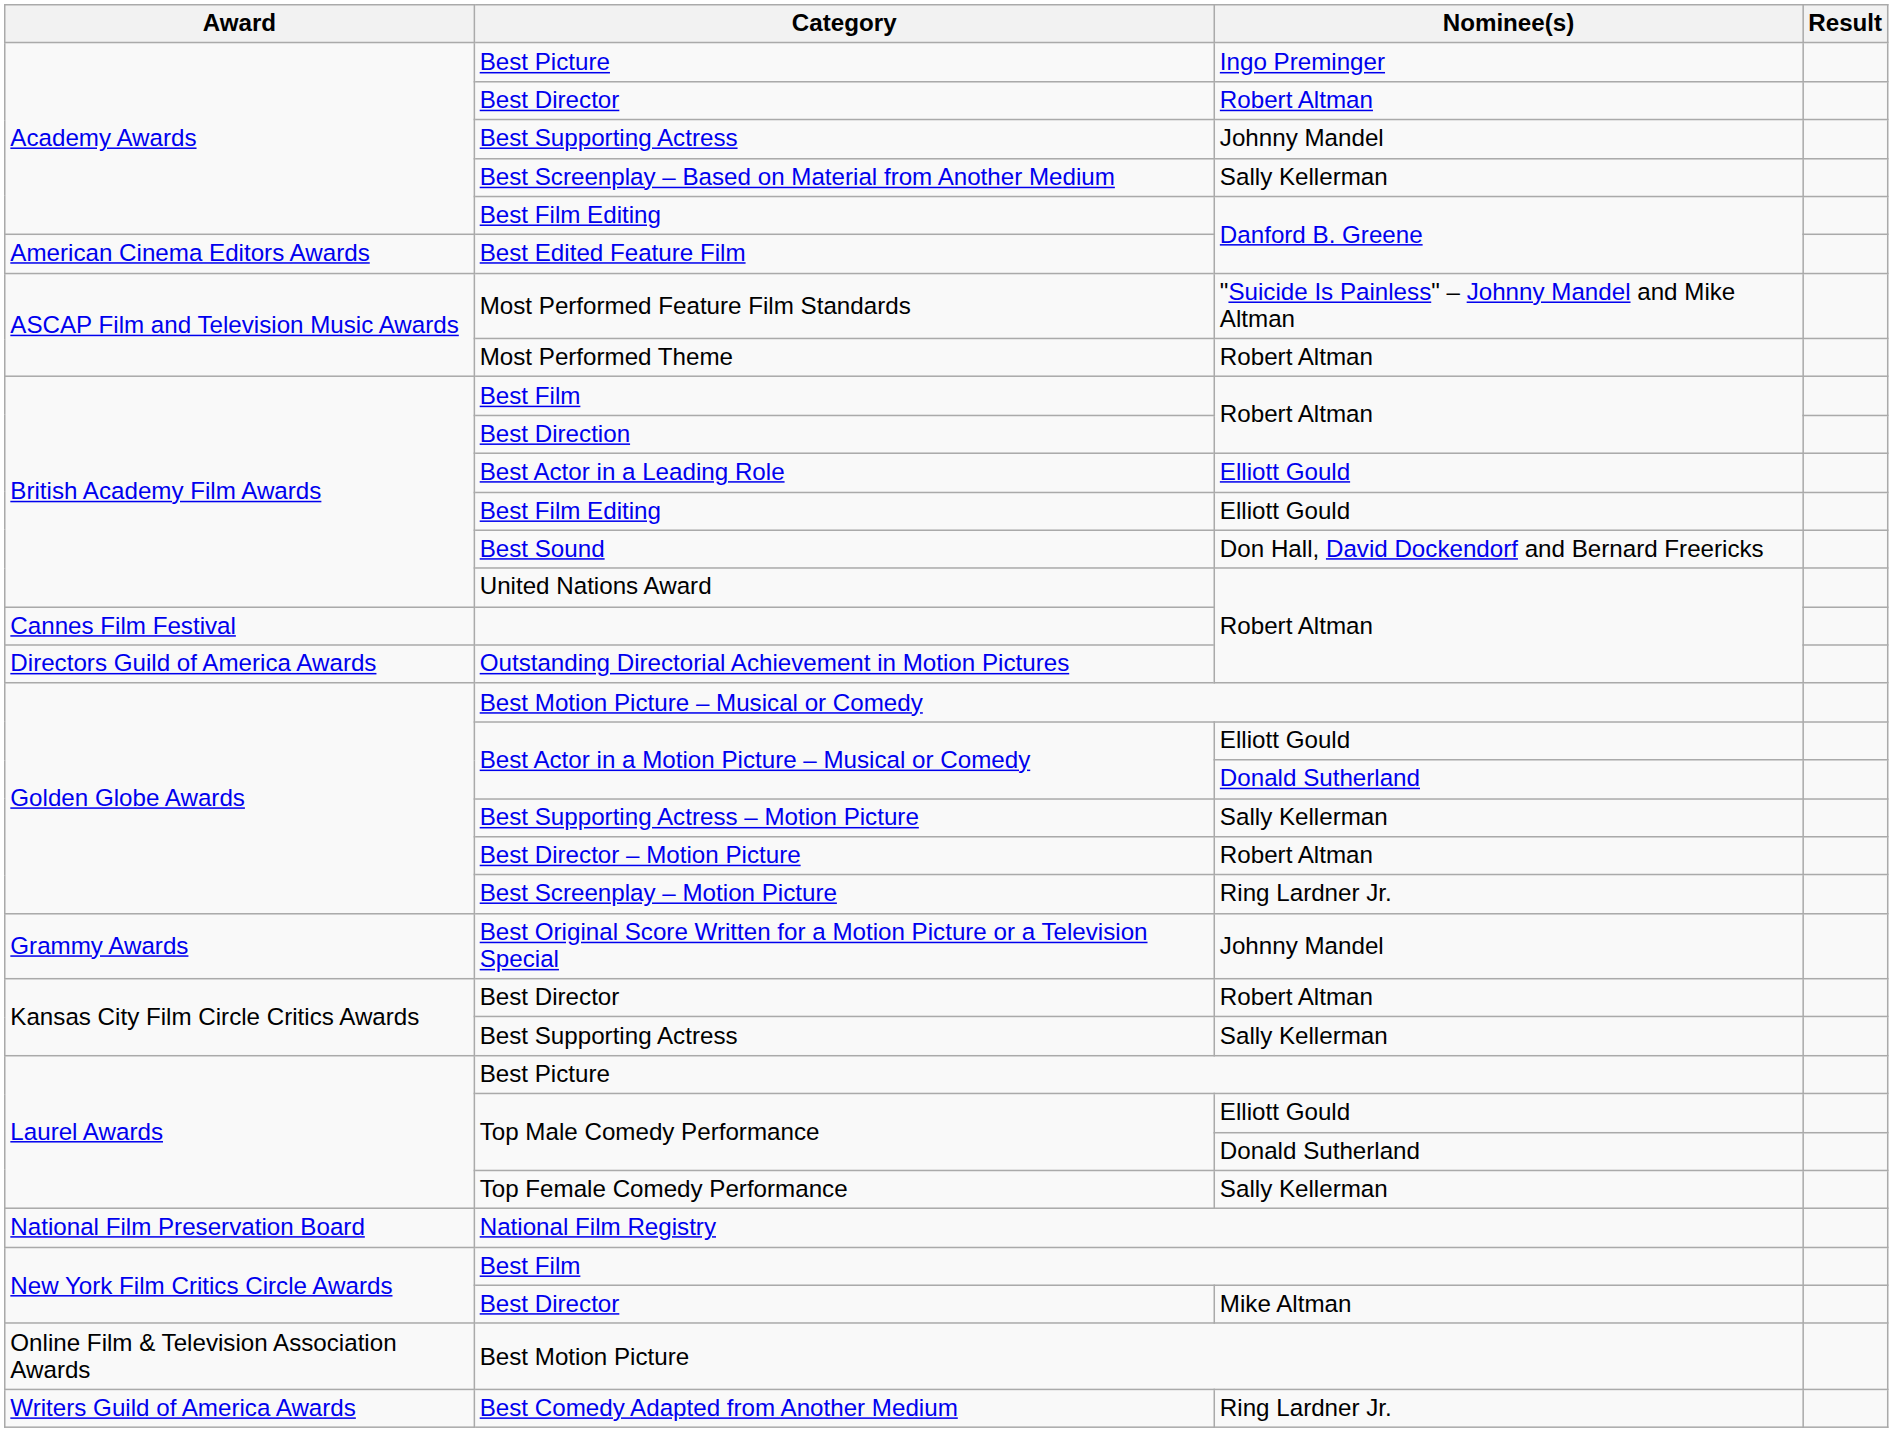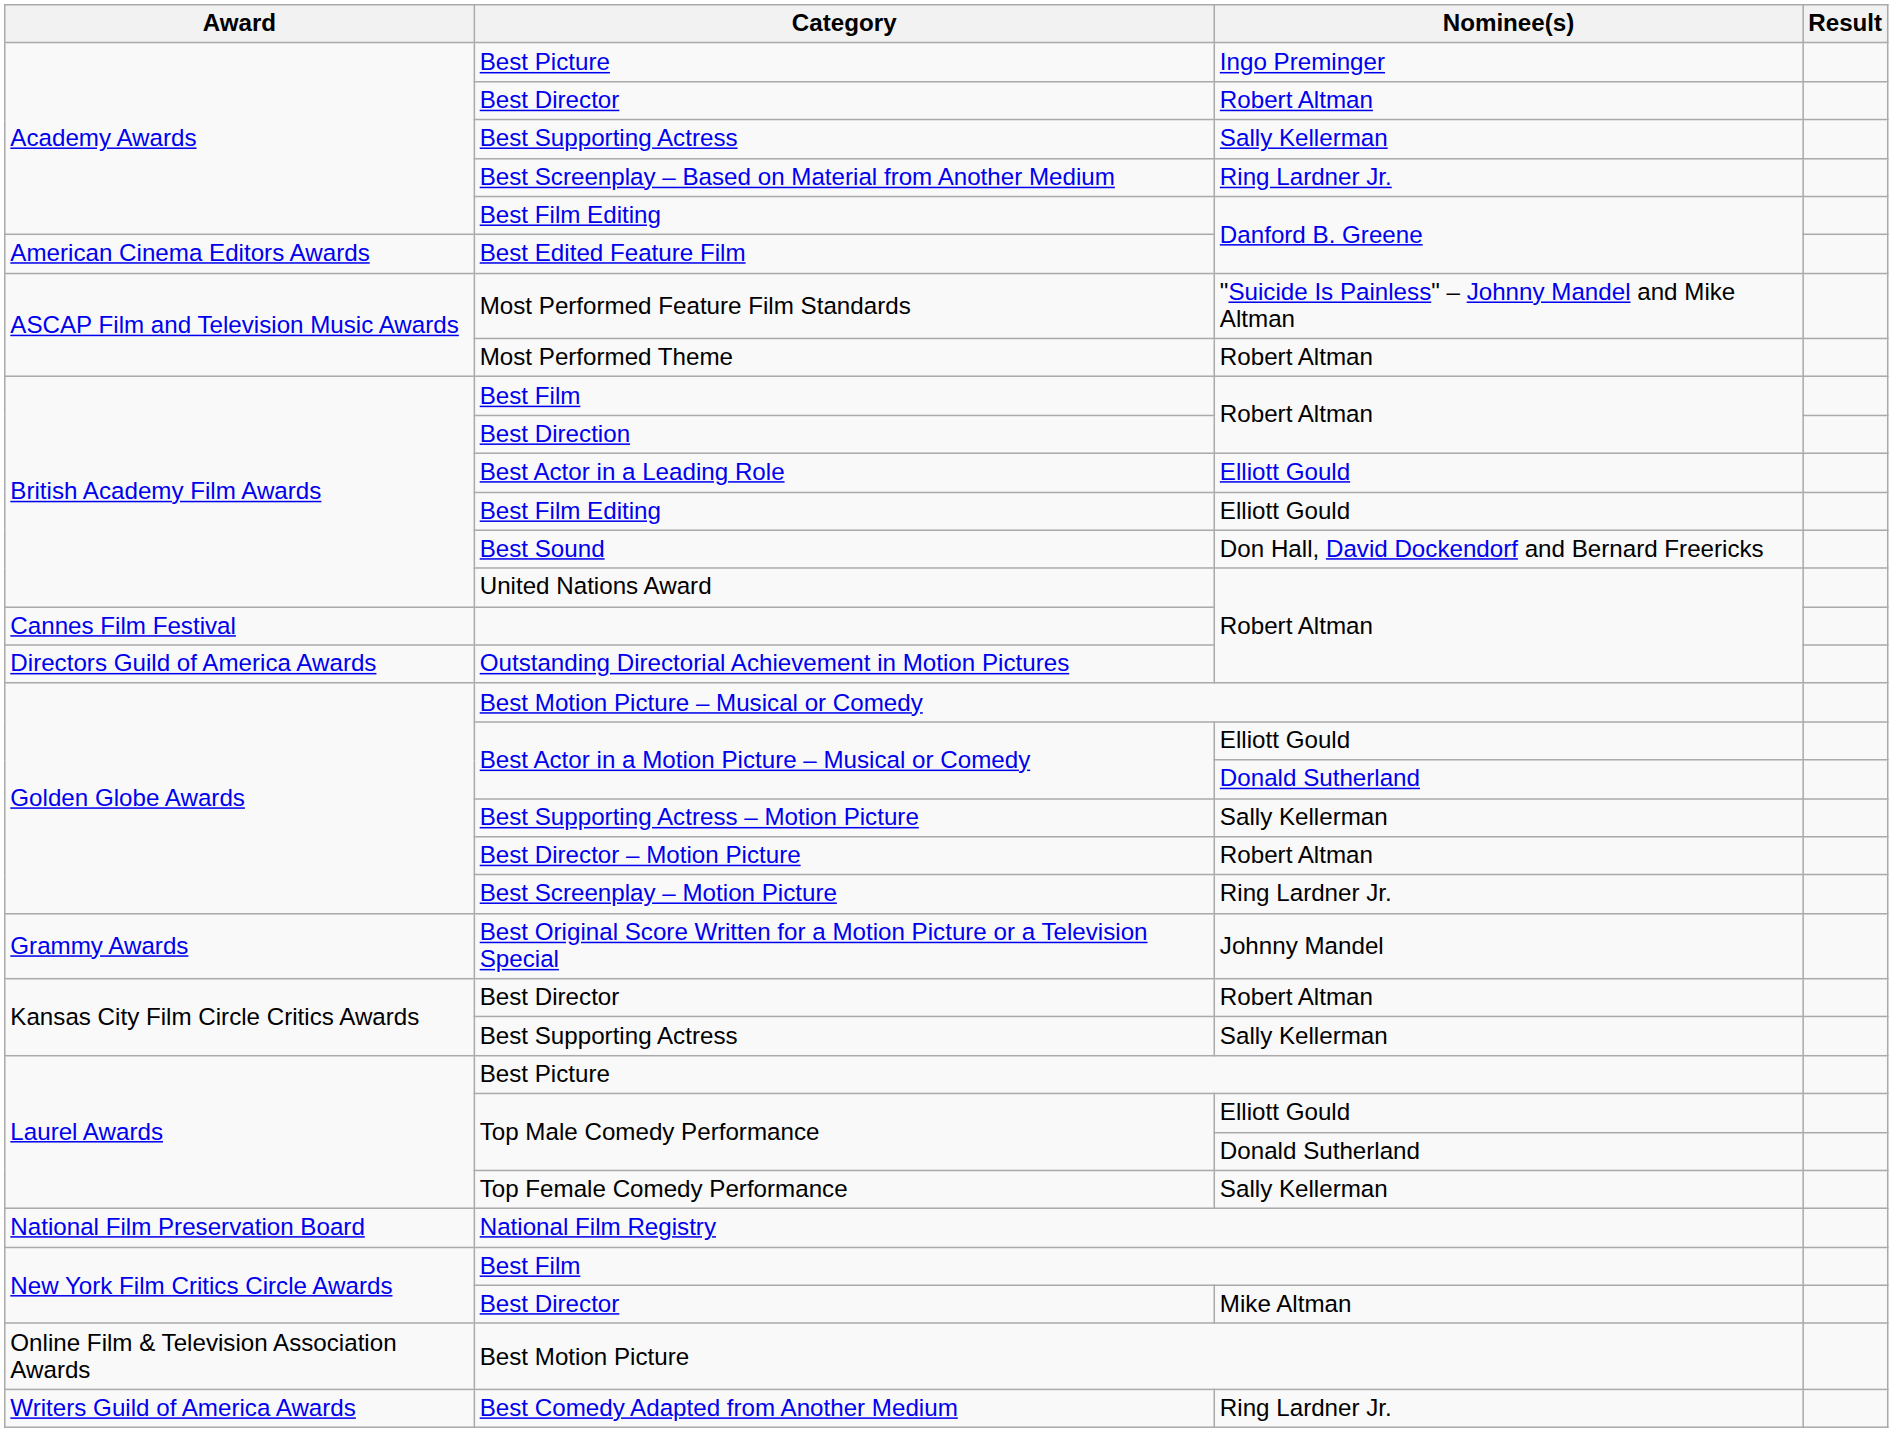(1302, 138) Johnny Mandel -> (1304, 138) Sally Kellerman
(1304, 176) Sally Kellerman -> (1306, 176) Ring Lardner Jr.
